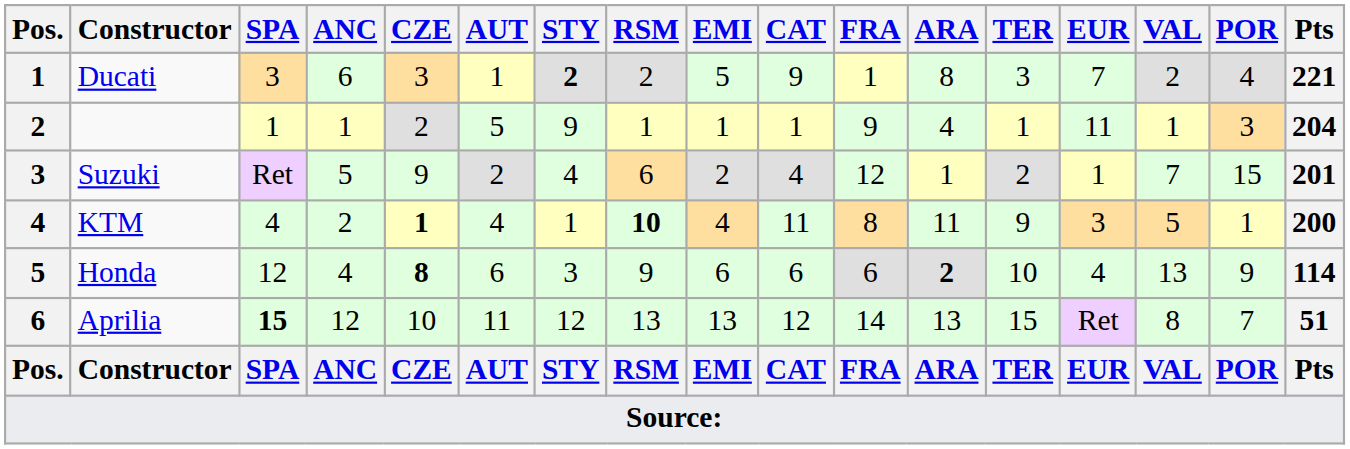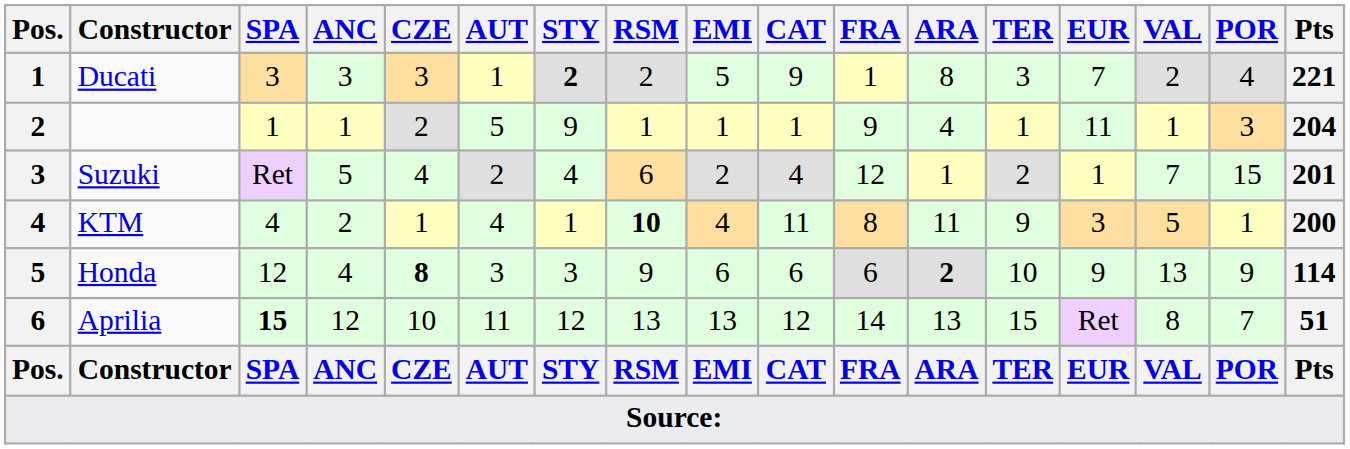(345, 77) 6 -> (345, 77) 3
(421, 174) 9 -> (421, 174) 4
(421, 223) bold -> (421, 223) normal
(497, 271) 6 -> (497, 271) 3
(1098, 271) 4 -> (1098, 271) 9
